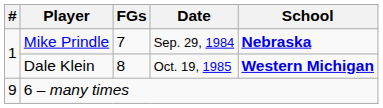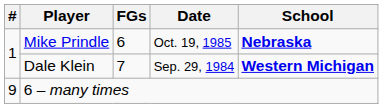(121, 41) 7 -> (121, 41) 6
(194, 42) Sep. 29, 1984 -> (193, 42) Oct. 19, 1985
(121, 66) 8 -> (121, 66) 7
(193, 67) Oct. 19, 1985 -> (194, 67) Sep. 29, 1984
